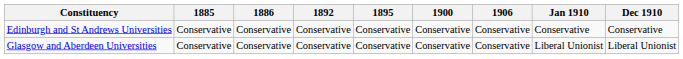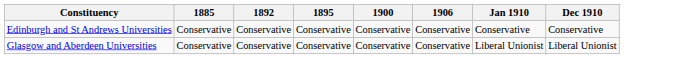- column: (264, 12)
